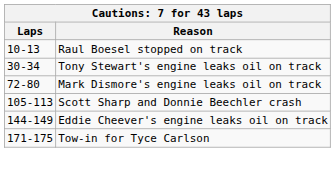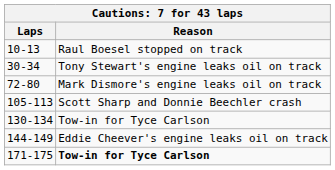+ row: (30, 120)
(134, 138) normal -> (134, 156) bold
